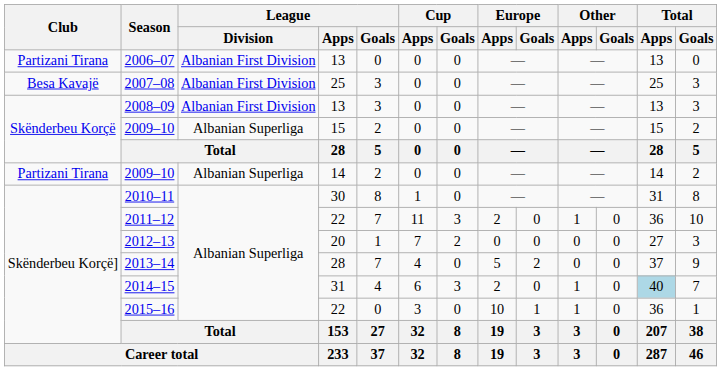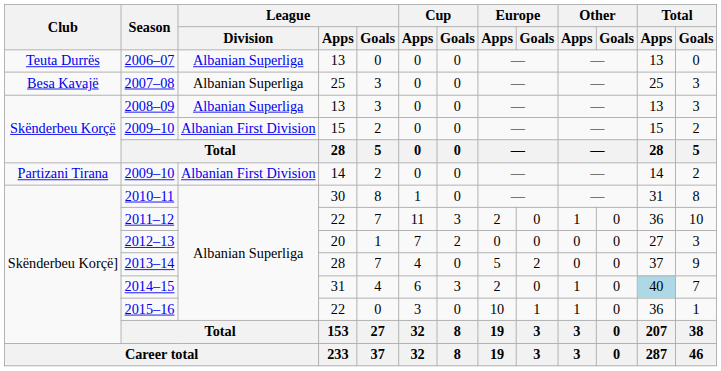(63, 60) Partizani Tirana -> (63, 60) Teuta Durrës
(248, 60) Albanian First Division -> (248, 60) Albanian Superliga
(248, 83) Albanian First Division -> (248, 83) Albanian Superliga
(248, 106) Albanian First Division -> (248, 106) Albanian Superliga
(248, 128) Albanian Superliga -> (248, 128) Albanian First Division
(248, 173) Albanian Superliga -> (248, 173) Albanian First Division
